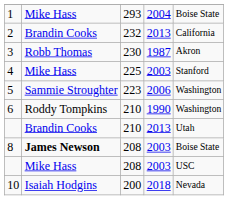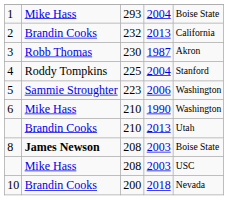(51, 71) Mike Hass -> (66, 71) Roddy Tompkins
(159, 71) 2003 -> (159, 71) 2004
(66, 109) Roddy Tompkins -> (51, 109) Mike Hass
(61, 185) Isaiah Hodgins -> (61, 185) Brandin Cooks
